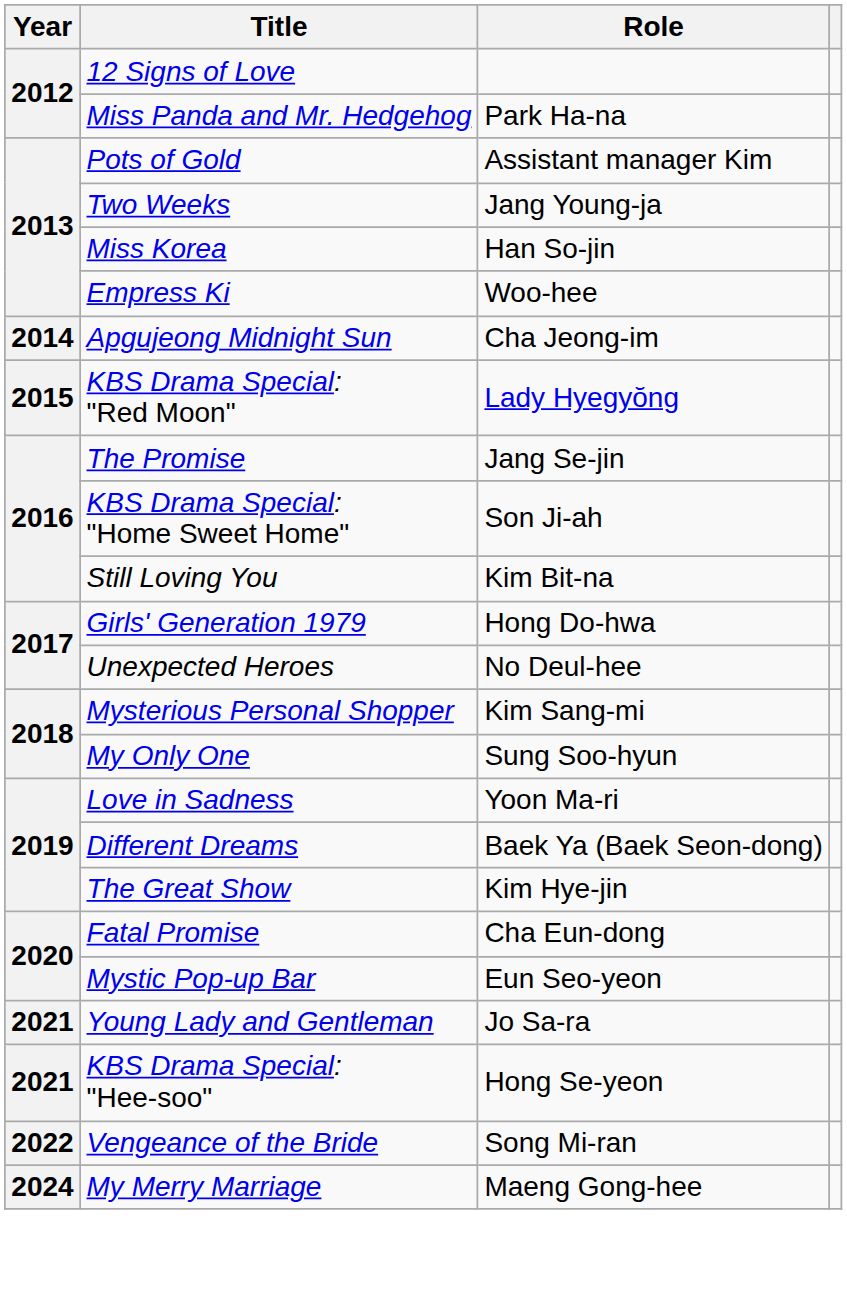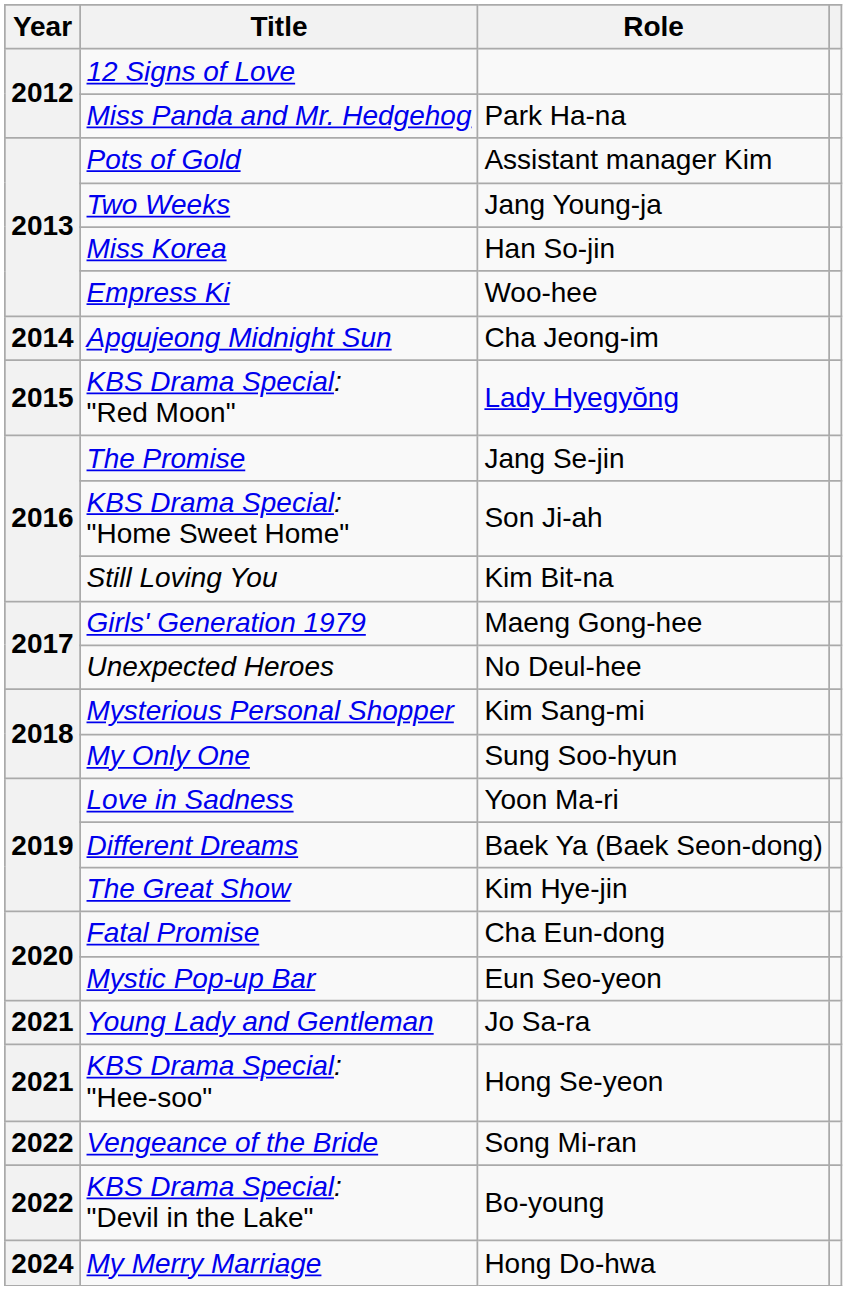(570, 622) Hong Do-hwa -> (593, 622) Maeng Gong-hee
+ row: (214, 1202)
(593, 1186) Maeng Gong-hee -> (570, 1262) Hong Do-hwa
